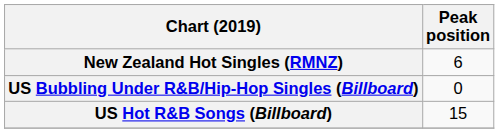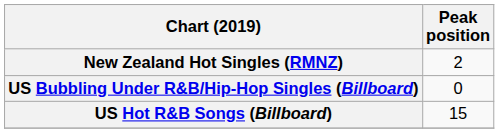(458, 62) 6 -> (458, 62) 2
